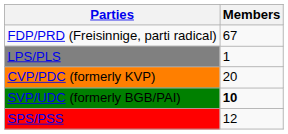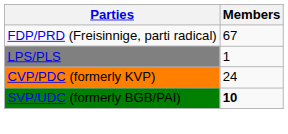(230, 77) 20 -> (230, 77) 24
- row: (36, 118)
